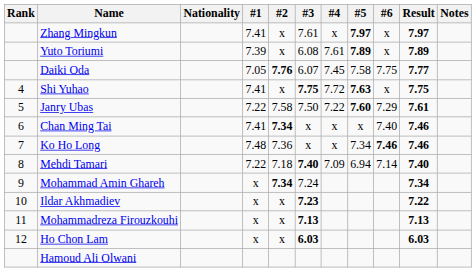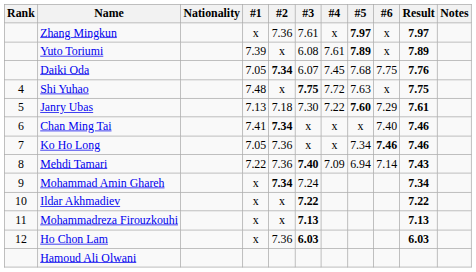(256, 32) 7.41 -> (256, 32) x
(282, 32) x -> (282, 32) 7.36
(282, 70) 7.76 -> (282, 70) 7.34
(361, 70) 7.58 -> (361, 70) 7.68
(419, 70) 7.77 -> (419, 70) 7.76
(256, 88) 7.41 -> (256, 88) 7.48
(361, 88) bold -> (361, 88) normal
(256, 107) 7.22 -> (256, 107) 7.13
(282, 107) 7.58 -> (282, 107) 7.18
(308, 107) 7.50 -> (308, 107) 7.30
(256, 145) 7.48 -> (256, 145) 7.05
(282, 164) 7.18 -> (282, 164) 7.36
(419, 164) 7.40 -> (419, 164) 7.43
(308, 201) 7.23 -> (308, 201) 7.22
(282, 239) x -> (282, 239) 7.36
